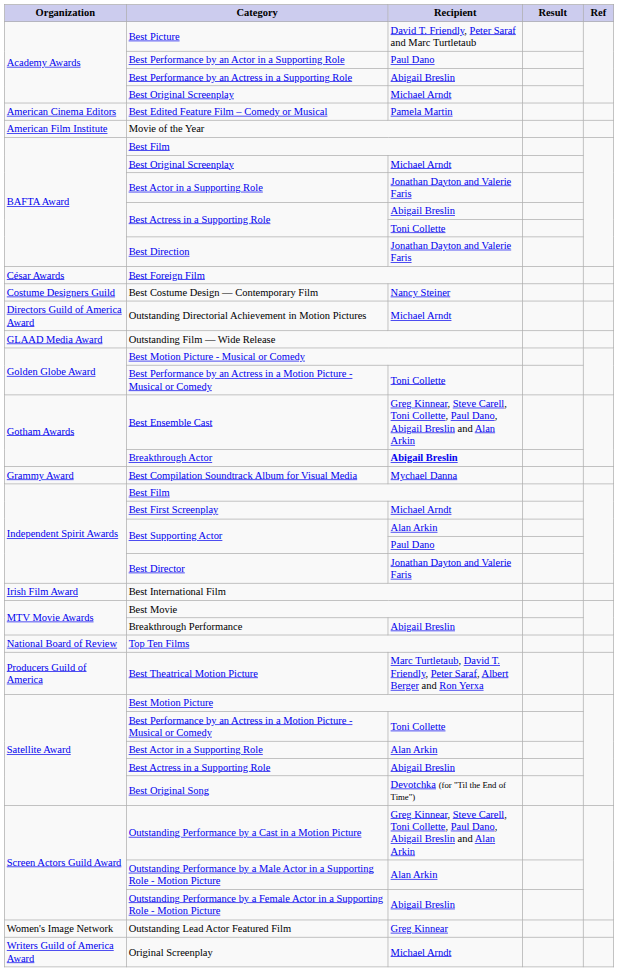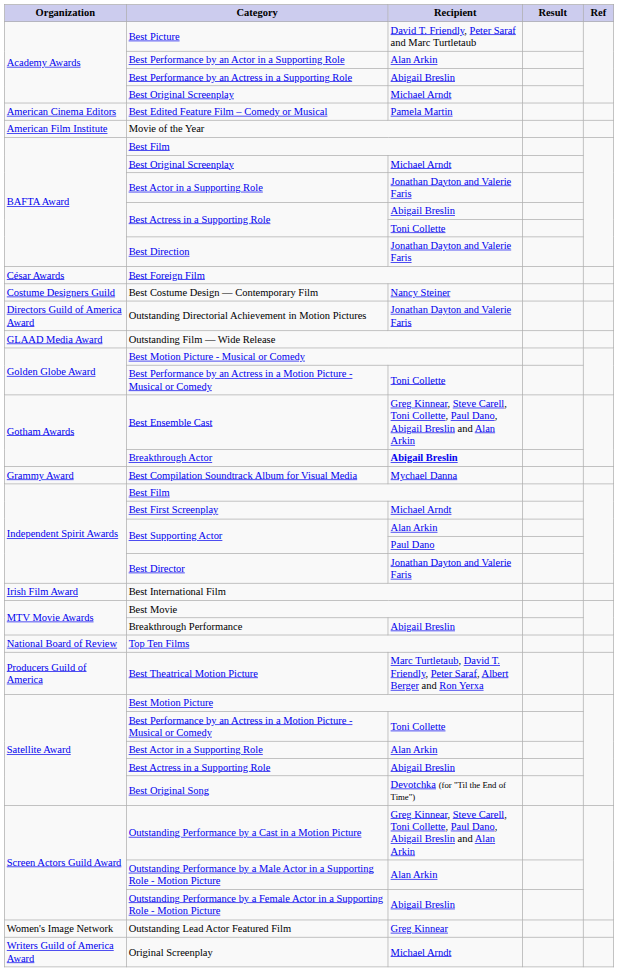(413, 60) Paul Dano -> (414, 60) Alan Arkin
(421, 316) Michael Arndt -> (451, 316) Jonathan Dayton and Valerie Faris
